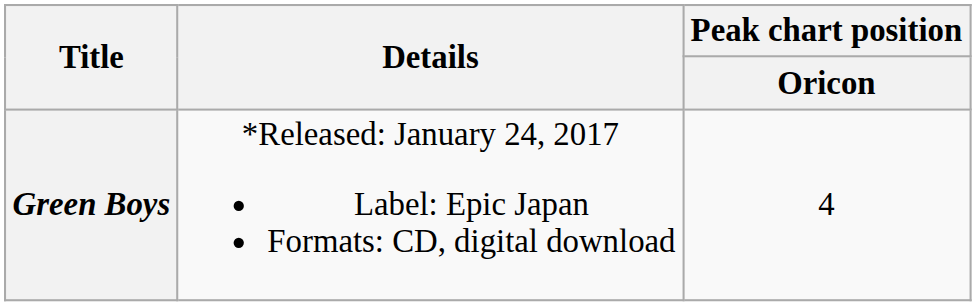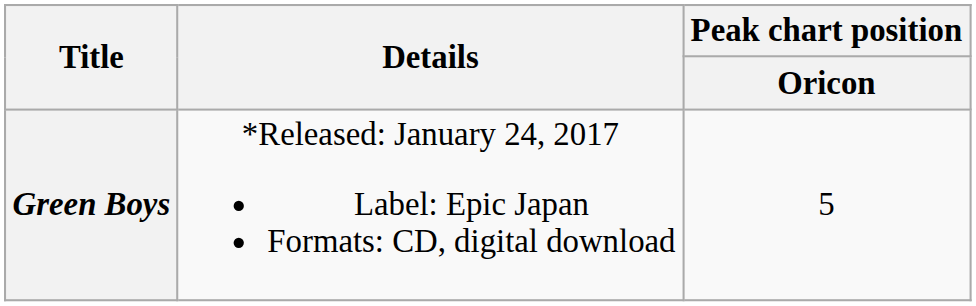(826, 204) 4 -> (826, 204) 5
